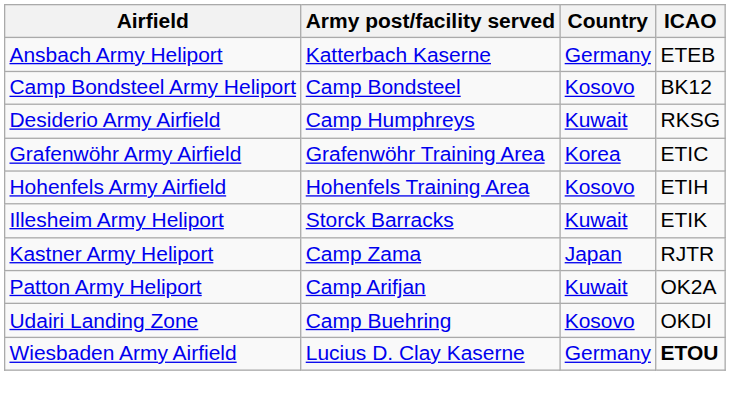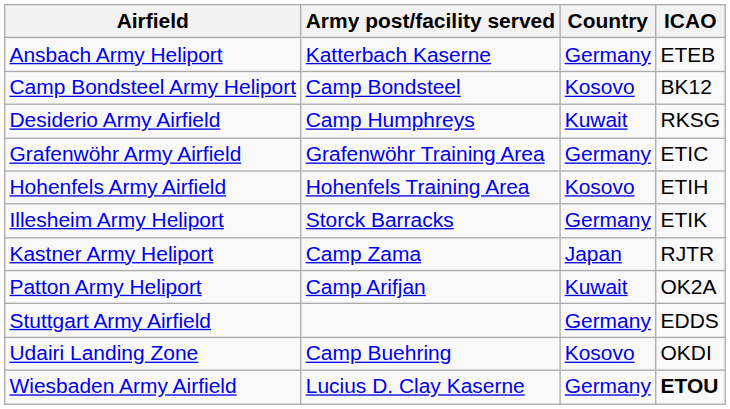(593, 154) Korea -> (608, 154) Germany
(596, 220) Kuwait -> (608, 220) Germany
+ row: (110, 320)
